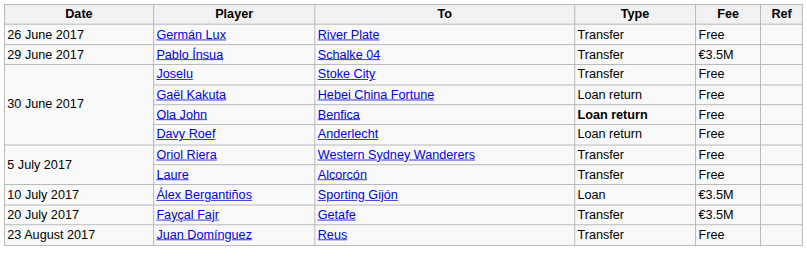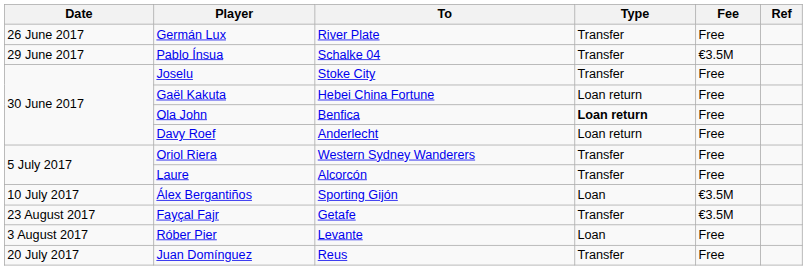(43, 214) 20 July 2017 -> (51, 214) 23 August 2017
+ row: (187, 235)
(51, 235) 23 August 2017 -> (43, 255) 20 July 2017
